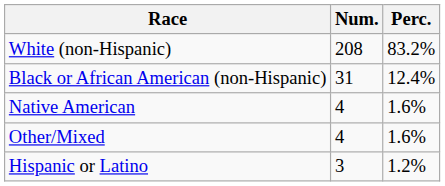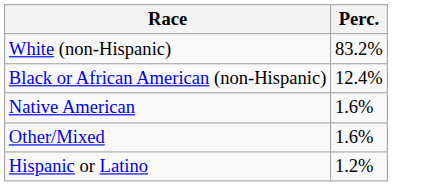- column: (357, 19)
